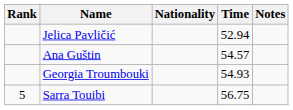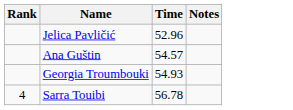- column: (185, 14)
(235, 34) 52.94 -> (169, 34) 52.96
(22, 94) 5 -> (22, 94) 4
(235, 94) 56.75 -> (169, 94) 56.78
